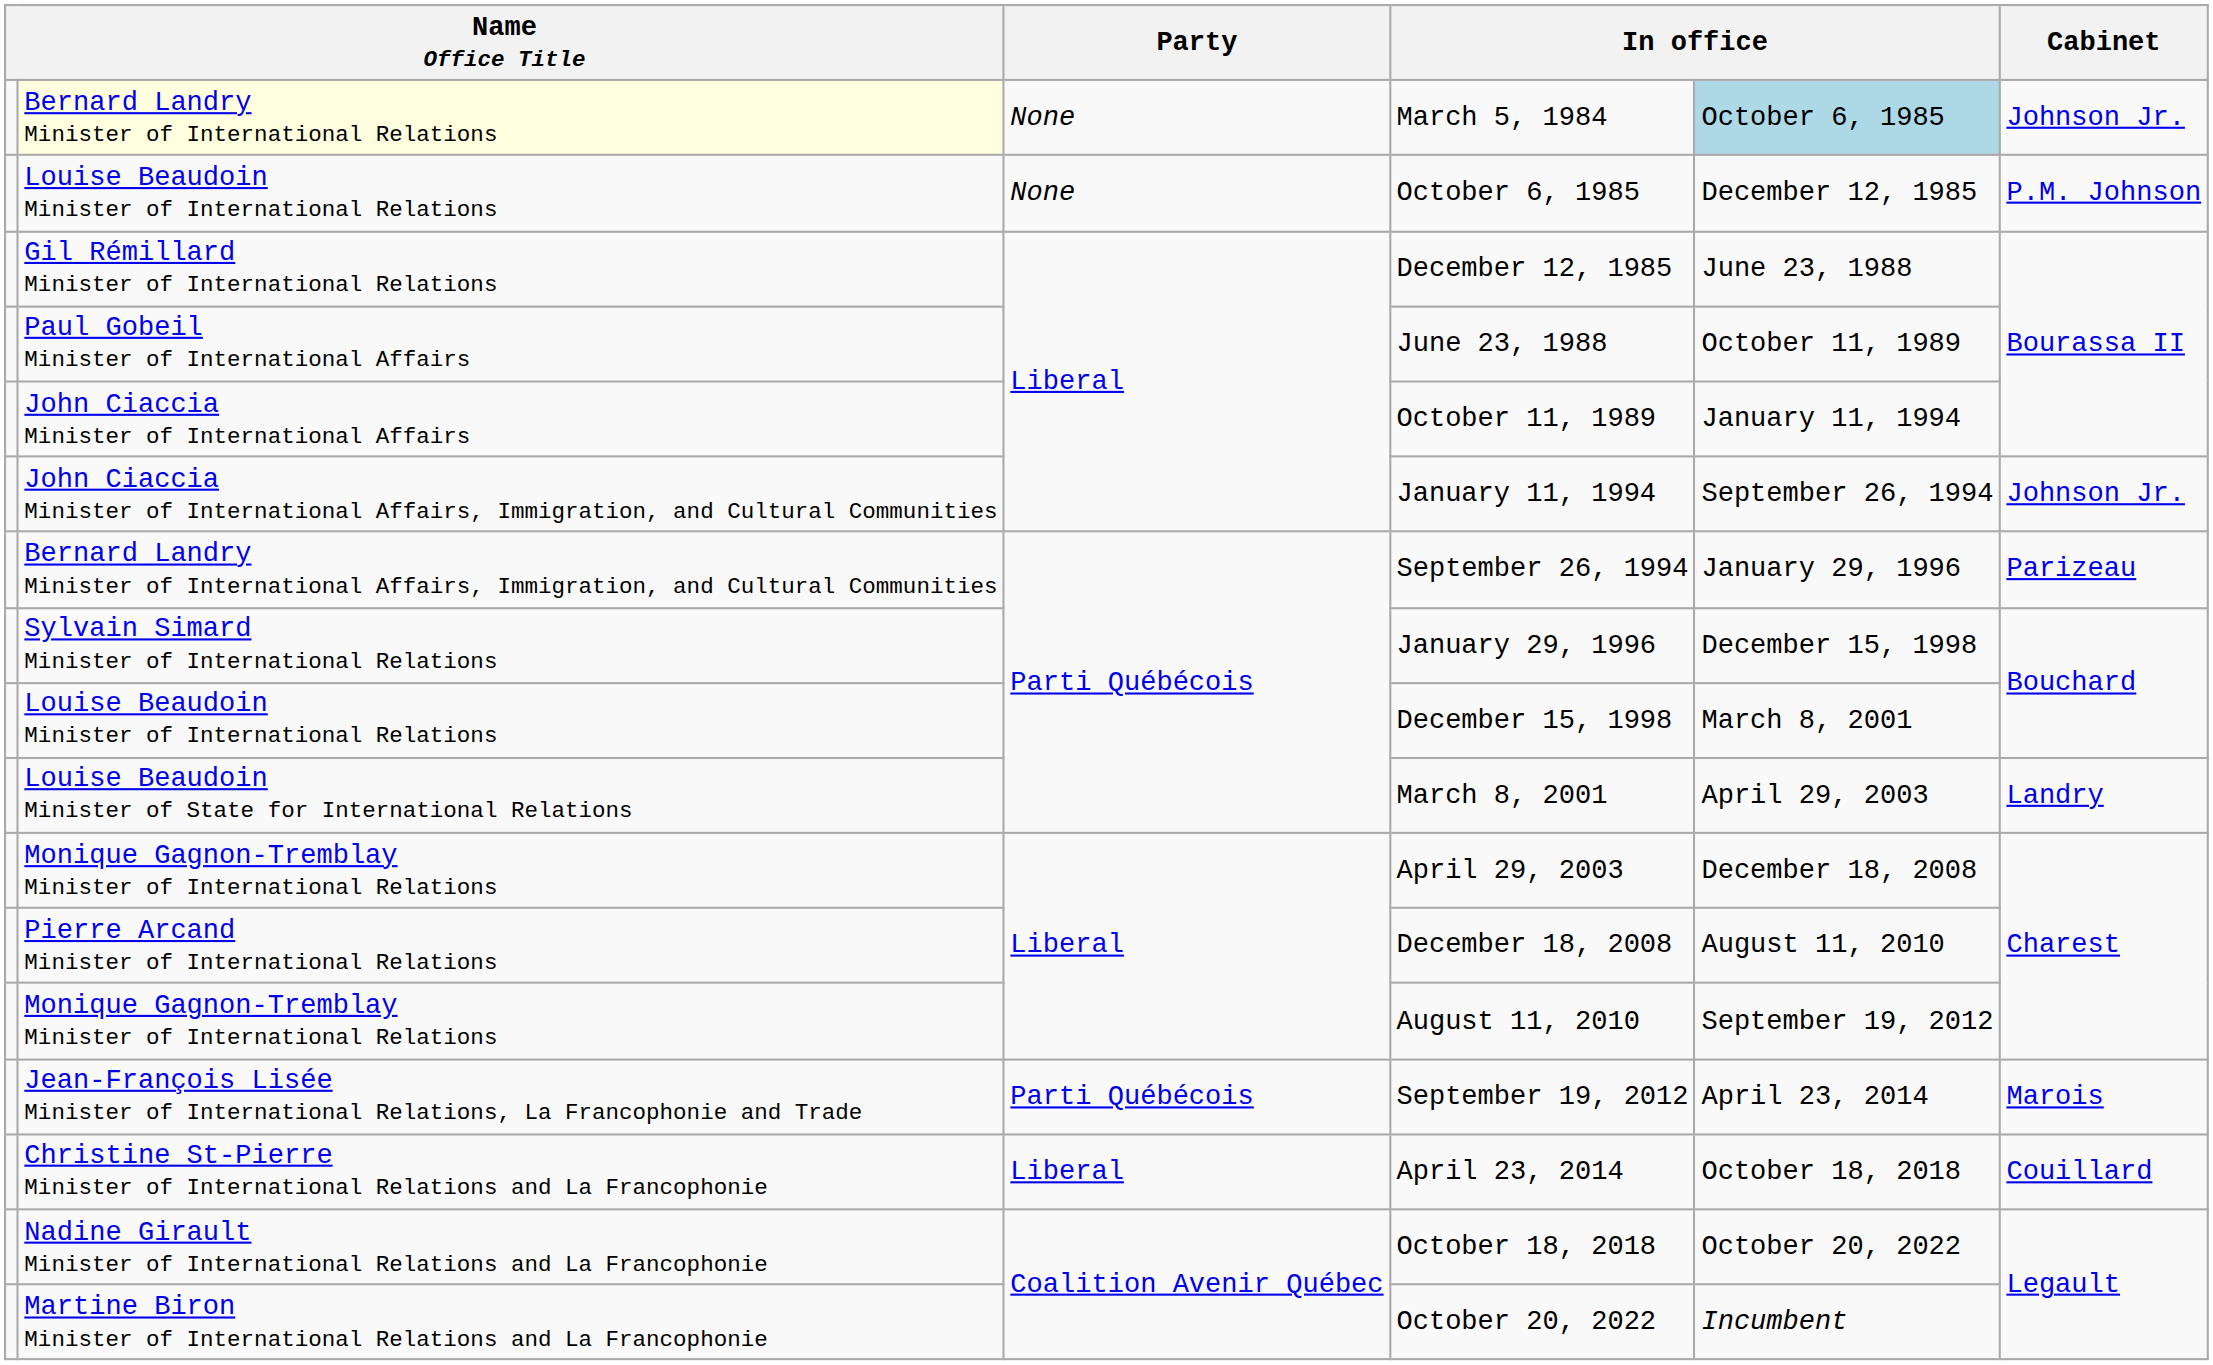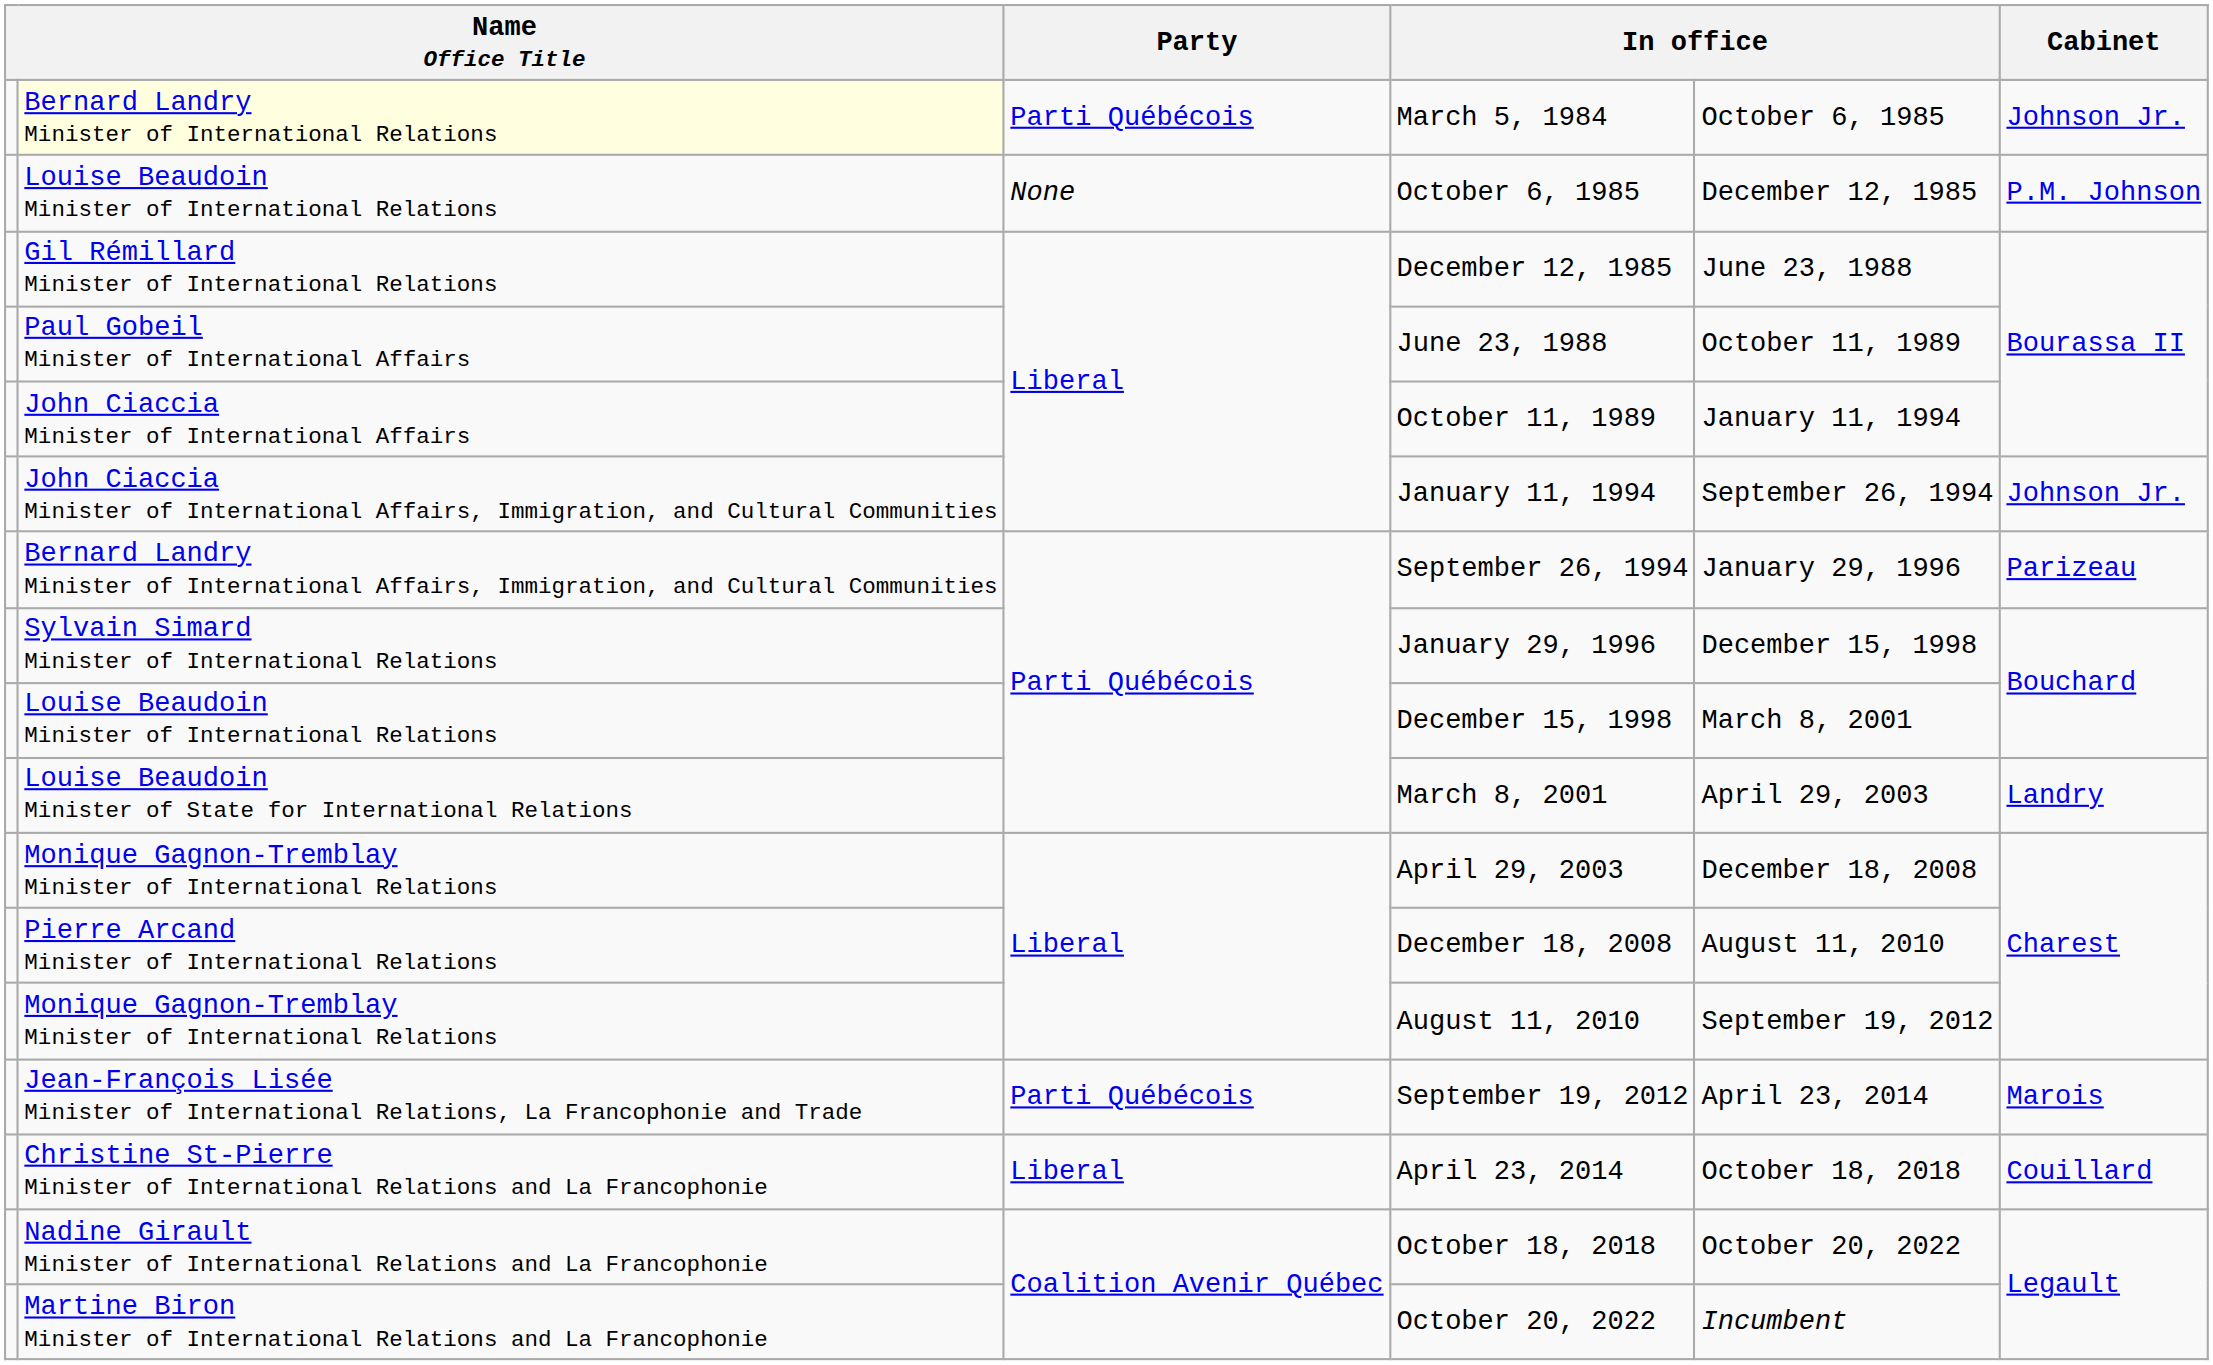(1043, 118) None -> (1132, 118) Parti Québécois
(1823, 118) lightblue background -> (1823, 118) no background
